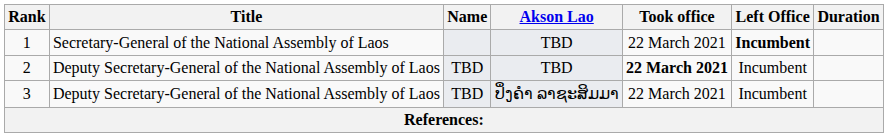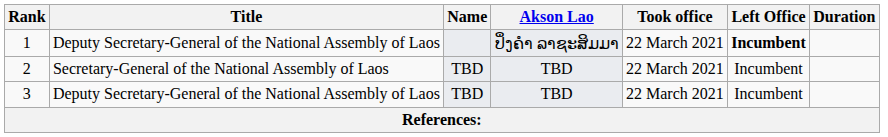(221, 42) Secretary-General of the National Assembly of Laos -> (246, 43) Deputy Secretary-General of the National Assembly of Laos
(557, 42) TBD -> (557, 43) ປິ່ງຄຳ ລາຊະສິມມາ
(246, 67) Deputy Secretary-General of the National Assembly of Laos -> (221, 68) Secretary-General of the National Assembly of Laos
(677, 67) bold -> (675, 68) normal
(557, 94) ປິ່ງຄຳ ລາຊະສິມມາ -> (557, 94) TBD
